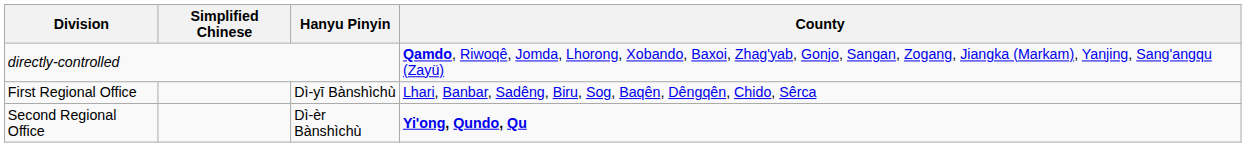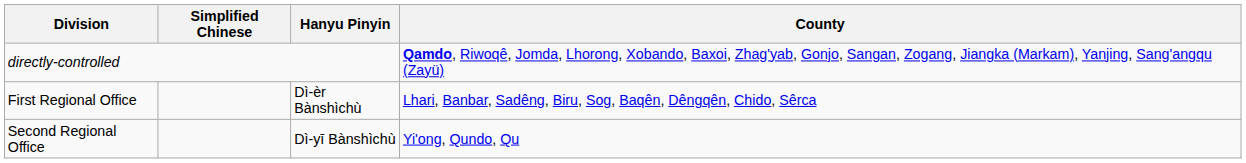(345, 93) Dì-yī Bànshìchù -> (328, 101) Dì-èr Bànshìchù
(328, 123) Dì-èr Bànshìchù -> (345, 139) Dì-yī Bànshìchù
(465, 123) bold -> (461, 139) normal
